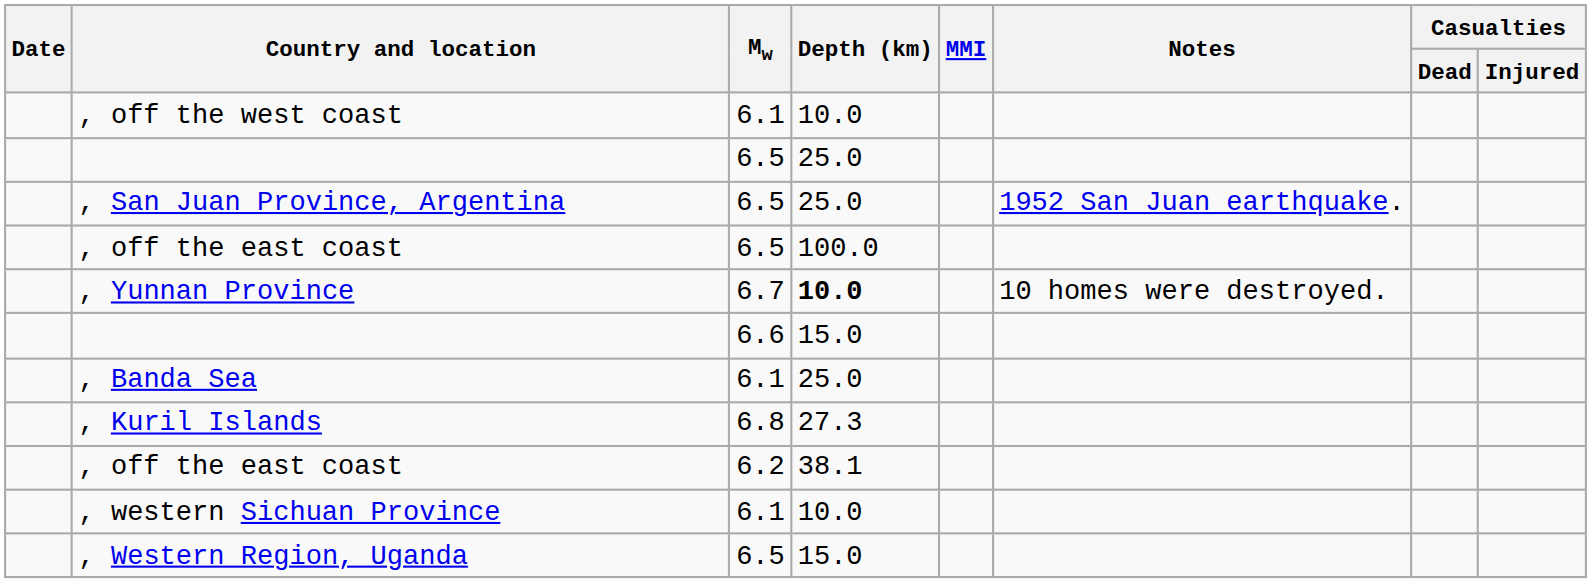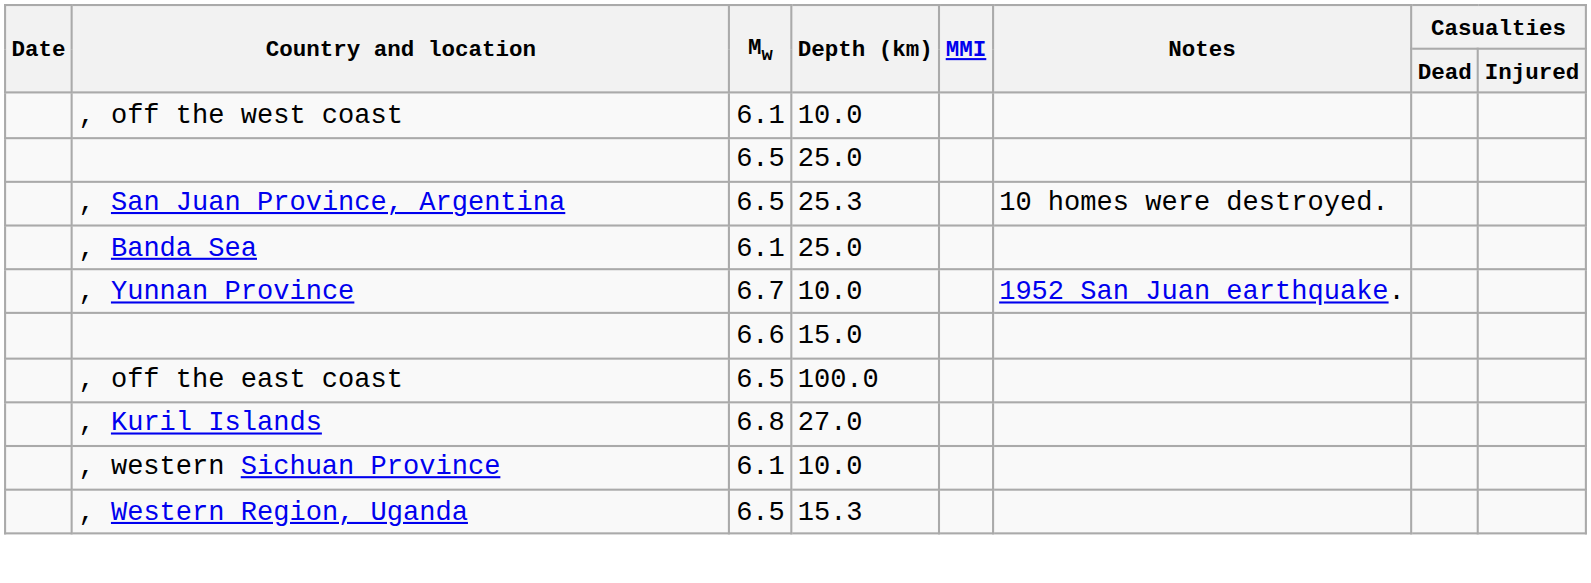(830, 203) 25.0 -> (830, 203) 25.3
(1202, 203) 1952 San Juan earthquake. -> (1194, 203) 10 homes were destroyed.
rows swapped: (168, 380) <-> (241, 247)
(830, 291) bold -> (830, 291) normal
(1194, 291) 10 homes were destroyed. -> (1202, 291) 1952 San Juan earthquake.
(830, 424) 27.3 -> (830, 424) 27.0
- row: (241, 468)
(830, 556) 15.0 -> (830, 512) 15.3
